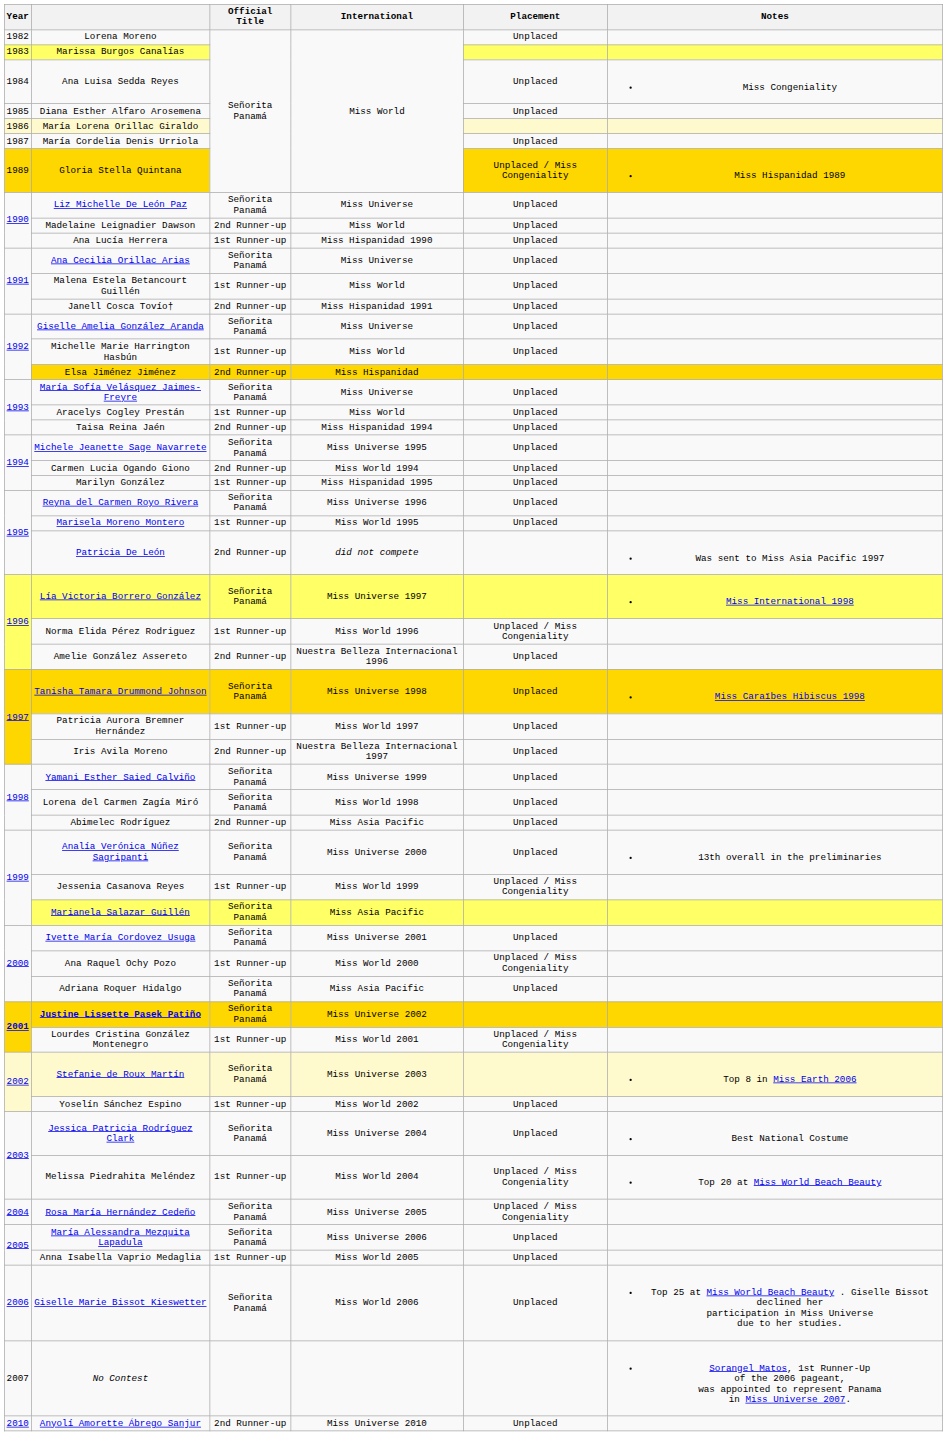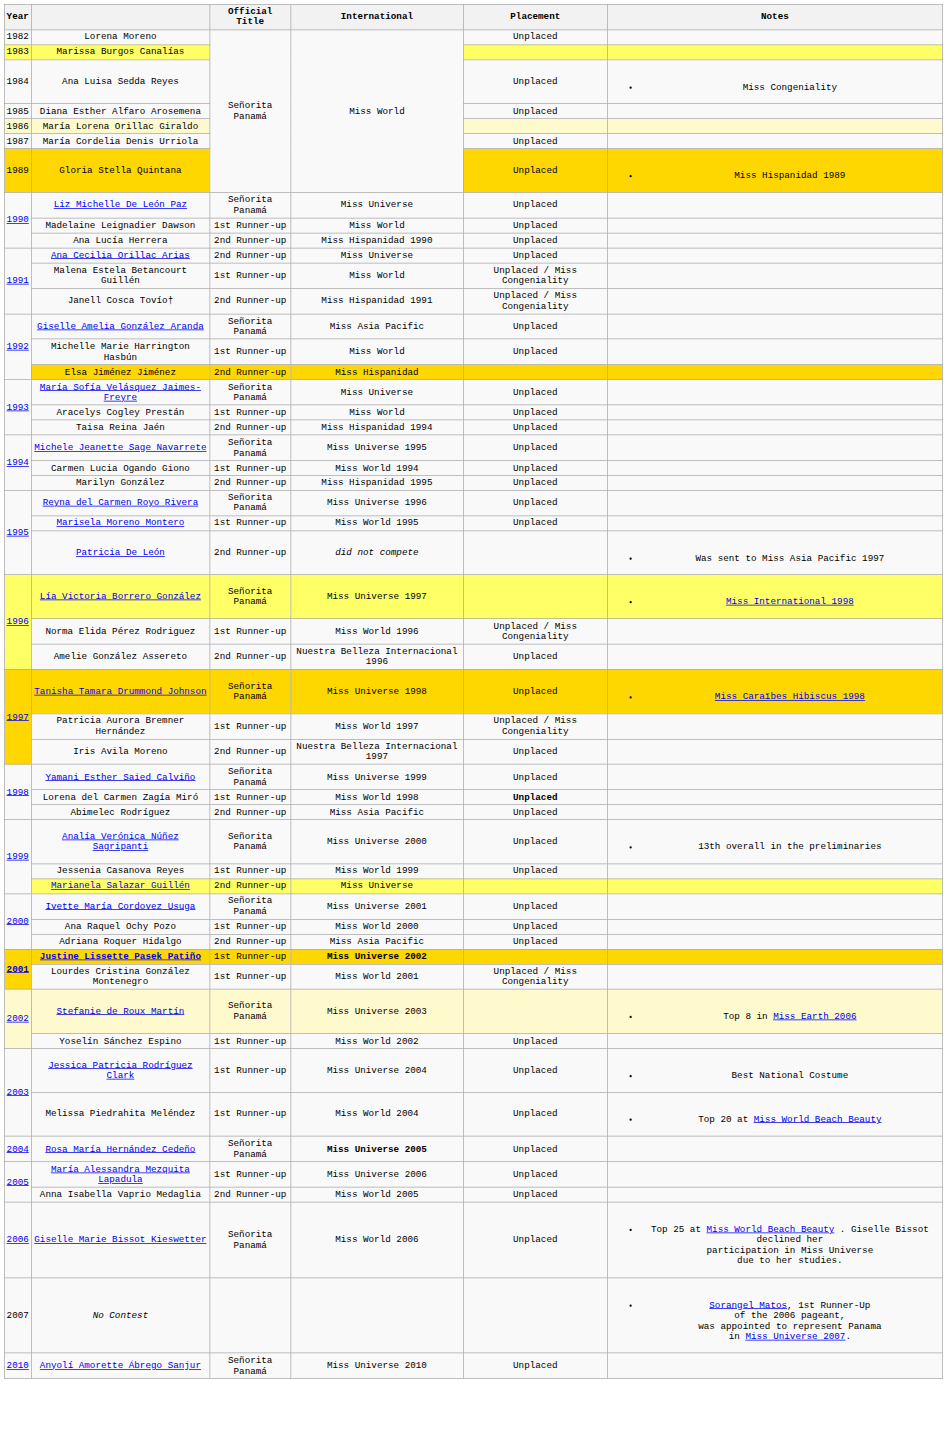(535, 171) Unplaced / Miss Congeniality -> (535, 171) Unplaced
(250, 226) 2nd Runner-up -> (250, 226) 1st Runner-up
(250, 241) 1st Runner-up -> (250, 241) 2nd Runner-up
(250, 261) Señorita Panamá -> (250, 256) 2nd Runner-up
(535, 286) Unplaced -> (535, 276) Unplaced / Miss Congeniality
(535, 307) Unplaced -> (535, 301) Unplaced / Miss Congeniality
(377, 327) Miss Universe -> (377, 327) Miss Asia Pacific
(250, 468) 2nd Runner-up -> (250, 468) 1st Runner-up
(250, 483) 1st Runner-up -> (250, 483) 2nd Runner-up
(535, 727) Unplaced -> (535, 727) Unplaced / Miss Congeniality
(250, 803) Señorita Panamá -> (250, 798) 1st Runner-up
(535, 803) normal -> (535, 798) bold
(535, 887) Unplaced / Miss Congeniality -> (535, 872) Unplaced
(250, 913) Señorita Panamá -> (250, 887) 2nd Runner-up
(377, 913) Miss Asia Pacific -> (377, 887) Miss Universe
(535, 964) Unplaced / Miss Congeniality -> (535, 927) Unplaced
(250, 989) Señorita Panamá -> (250, 942) 2nd Runner-up
(250, 1015) Señorita Panamá -> (250, 957) 1st Runner-up
(377, 1015) normal -> (377, 957) bold
(250, 1134) Señorita Panamá -> (250, 1071) 1st Runner-up
(535, 1178) Unplaced / Miss Congeniality -> (535, 1115) Unplaced
(377, 1212) normal -> (377, 1149) bold
(535, 1212) Unplaced / Miss Congeniality -> (535, 1149) Unplaced
(250, 1238) Señorita Panamá -> (250, 1175) 1st Runner-up
(250, 1258) 1st Runner-up -> (250, 1195) 2nd Runner-up
(250, 1424) 2nd Runner-up -> (250, 1366) Señorita Panamá
